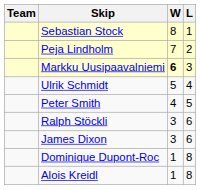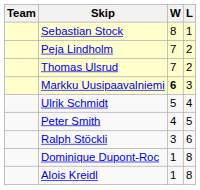+ row: (80, 67)
- row: (74, 139)
